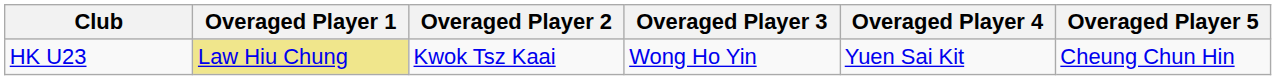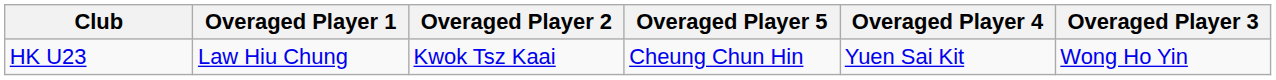columns swapped: (732, 21) <-> (1163, 21)
(273, 56) khaki background -> (273, 56) no background
